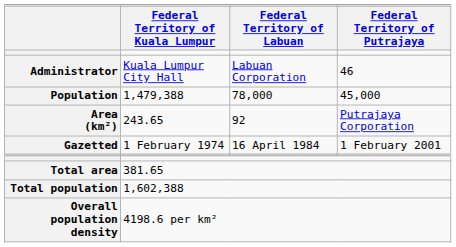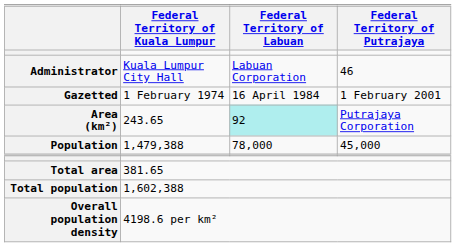rows swapped: (91, 145) <-> (84, 96)
(239, 120) no background -> (239, 120) paleturquoise background
